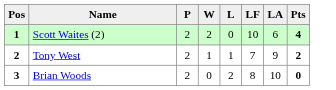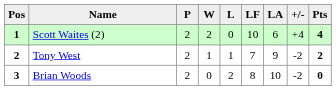+ column: (298, 14)
